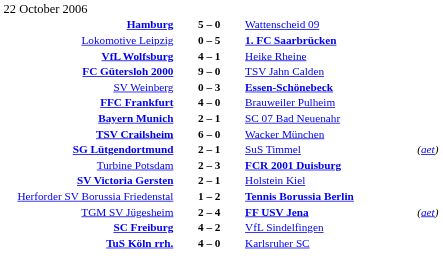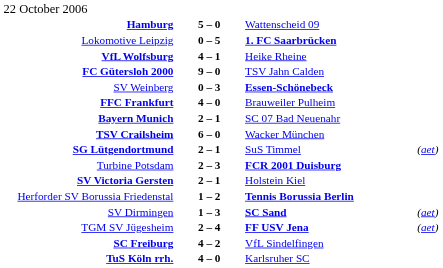+ row: (141, 212)
